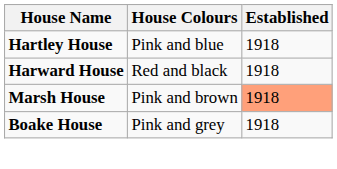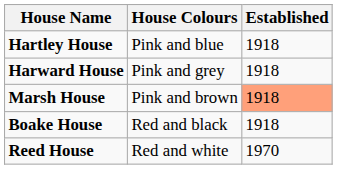(179, 71) Red and black -> (178, 71) Pink and grey
(178, 124) Pink and grey -> (179, 124) Red and black
+ row: (51, 151)
